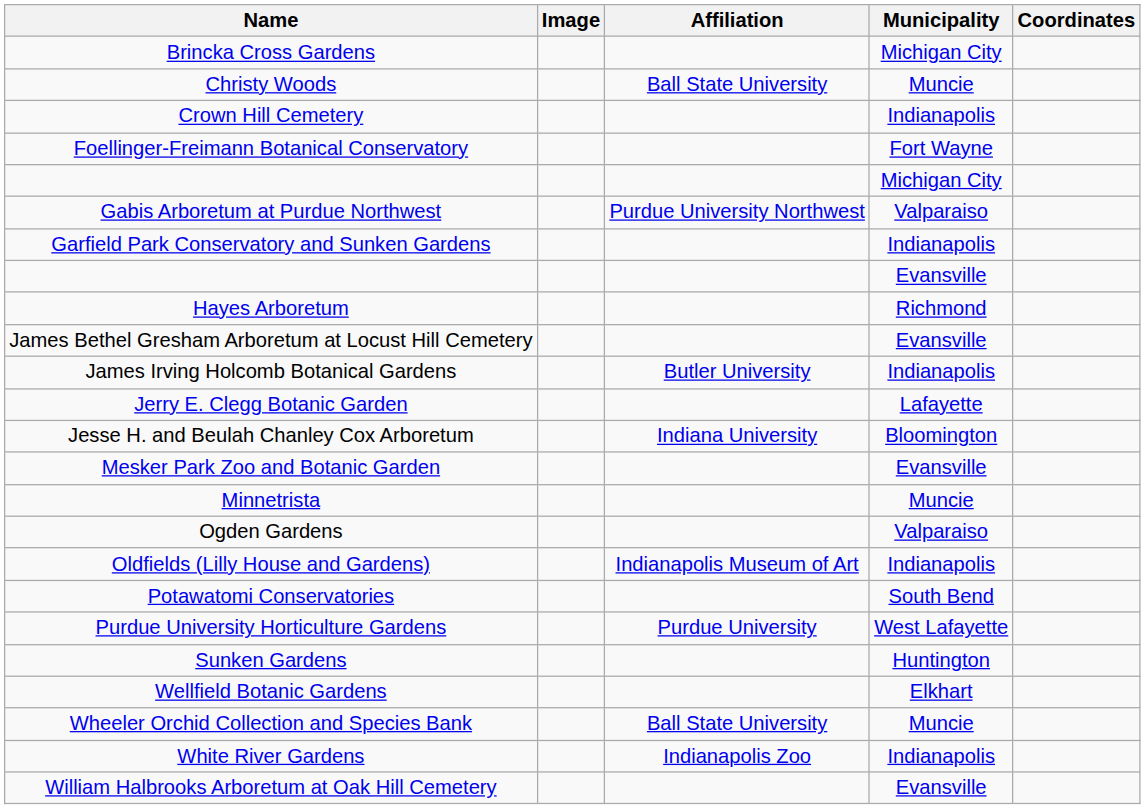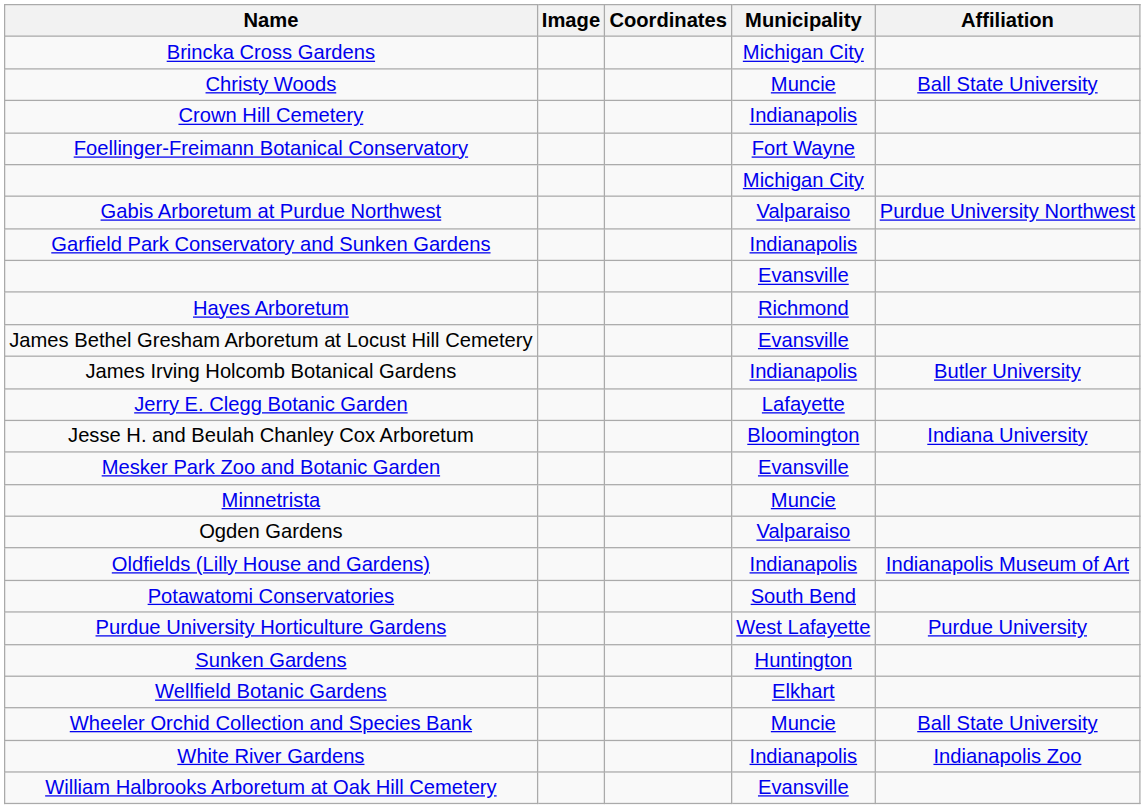columns swapped: (737, 20) <-> (1076, 20)
